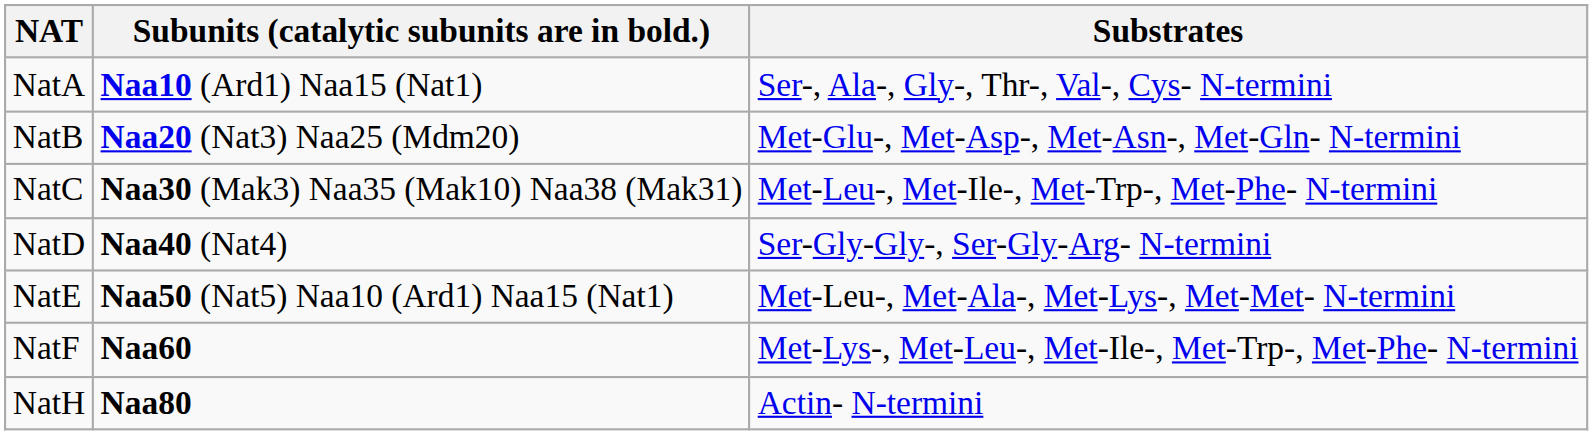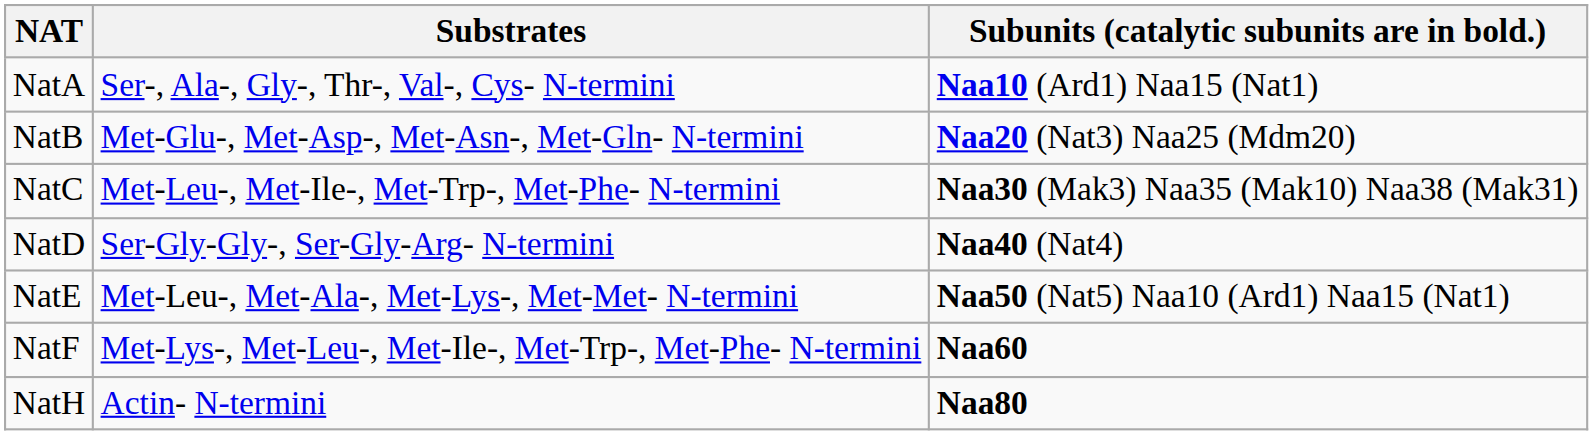columns swapped: (421, 31) <-> (1168, 31)
